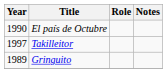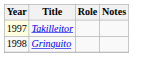- row: (69, 28)
(17, 44) no background -> (17, 28) lightyellow background
(17, 60) 1989 -> (17, 44) 1998
